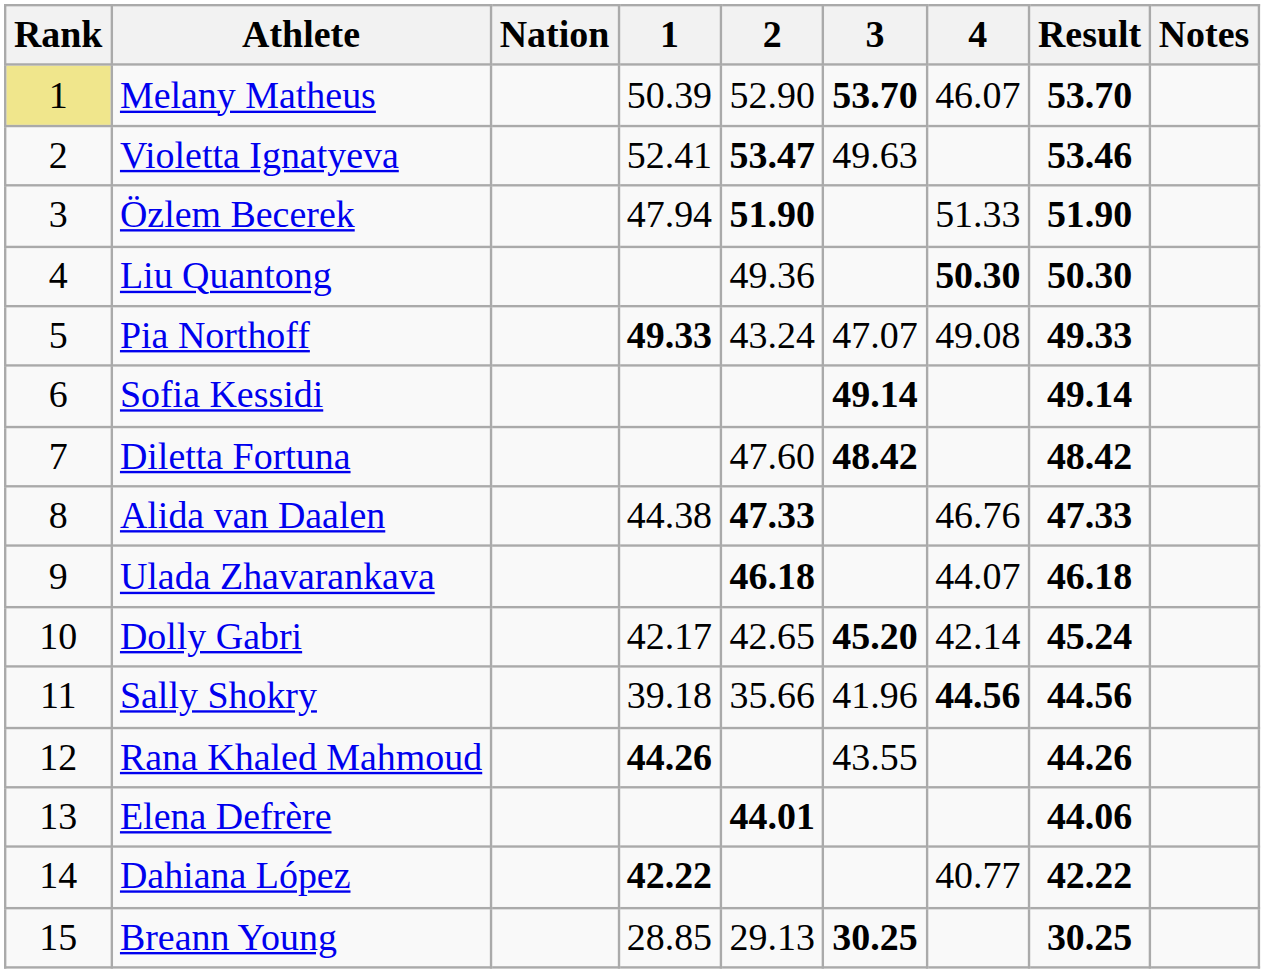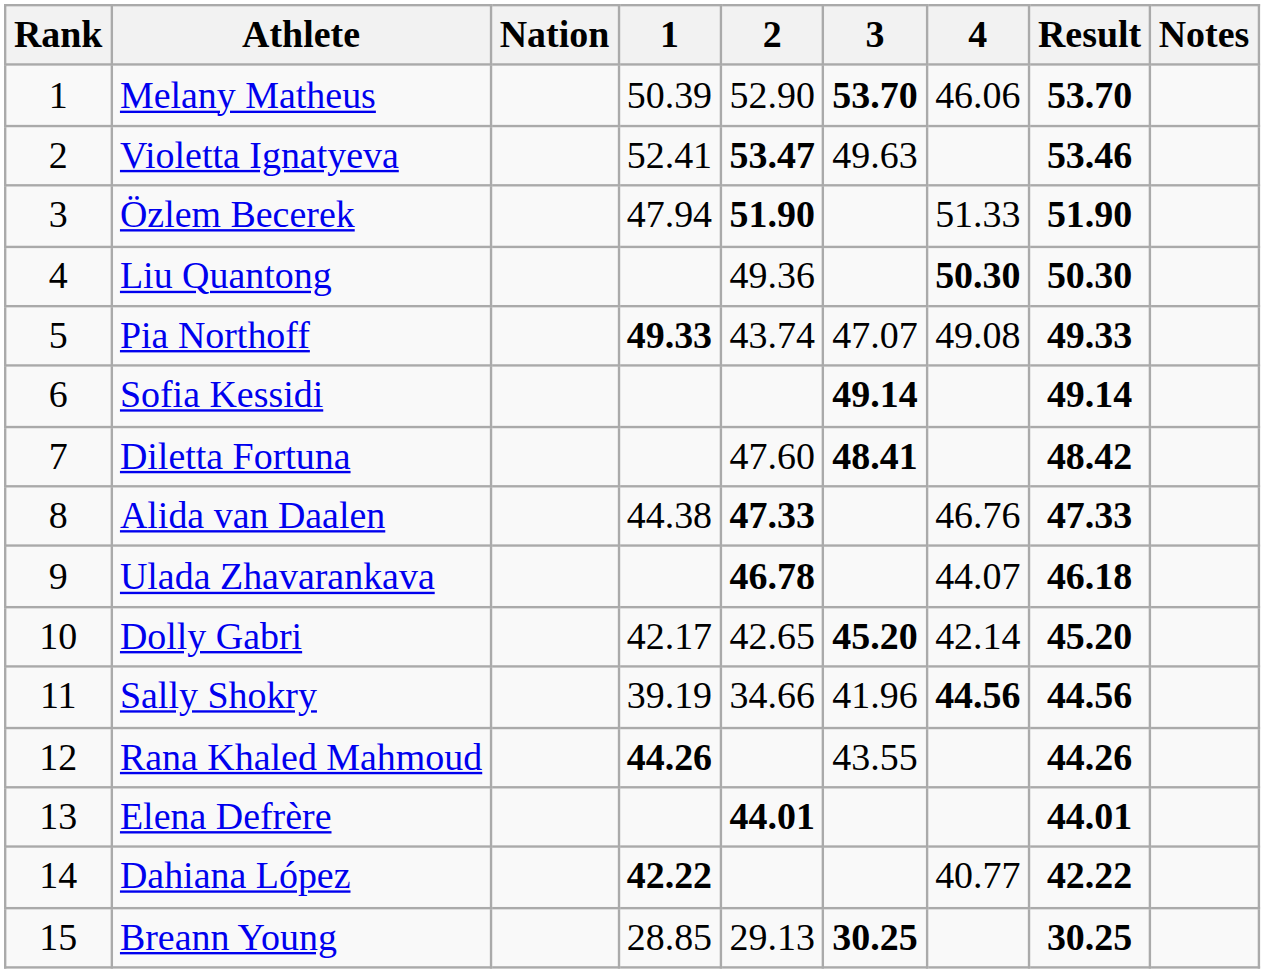(58, 94) khaki background -> (58, 94) no background
(978, 94) 46.07 -> (978, 94) 46.06
(772, 335) 43.24 -> (772, 335) 43.74
(875, 455) 48.42 -> (875, 455) 48.41
(772, 575) 46.18 -> (772, 575) 46.78
(1090, 635) 45.24 -> (1090, 635) 45.20
(669, 696) 39.18 -> (669, 696) 39.19
(772, 696) 35.66 -> (772, 696) 34.66
(1090, 816) 44.06 -> (1090, 816) 44.01
